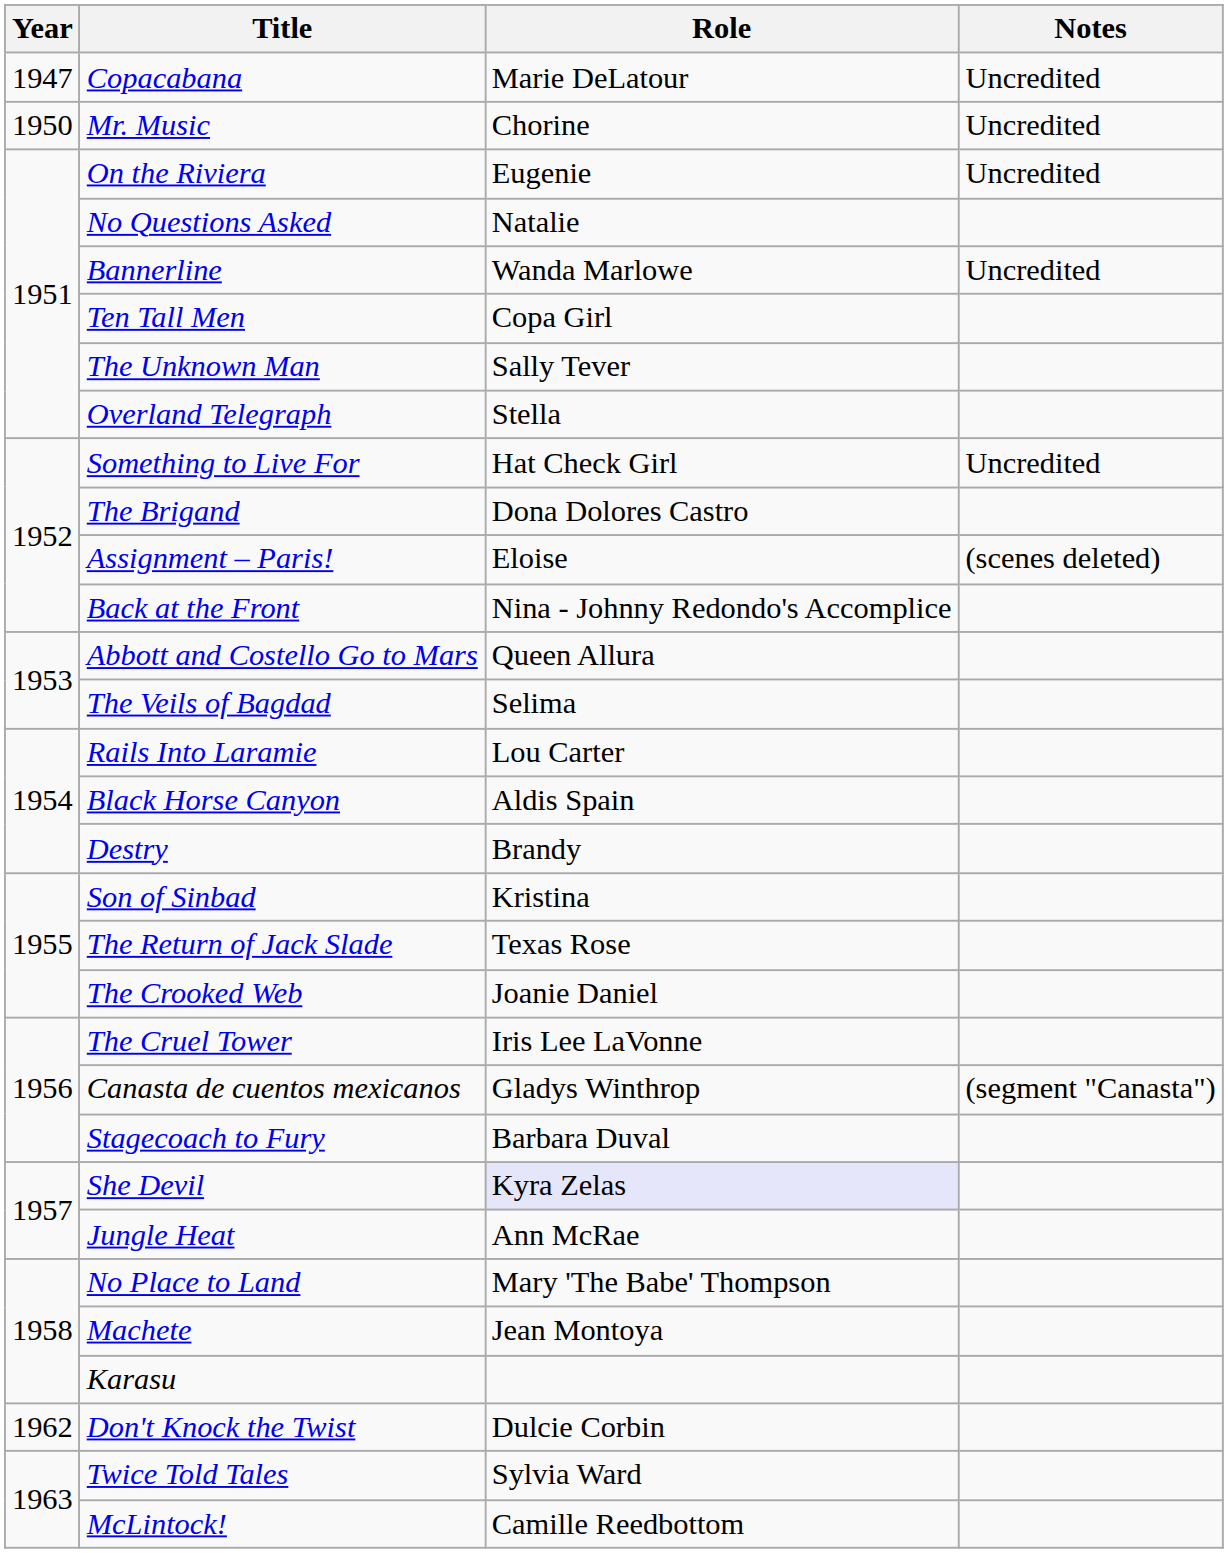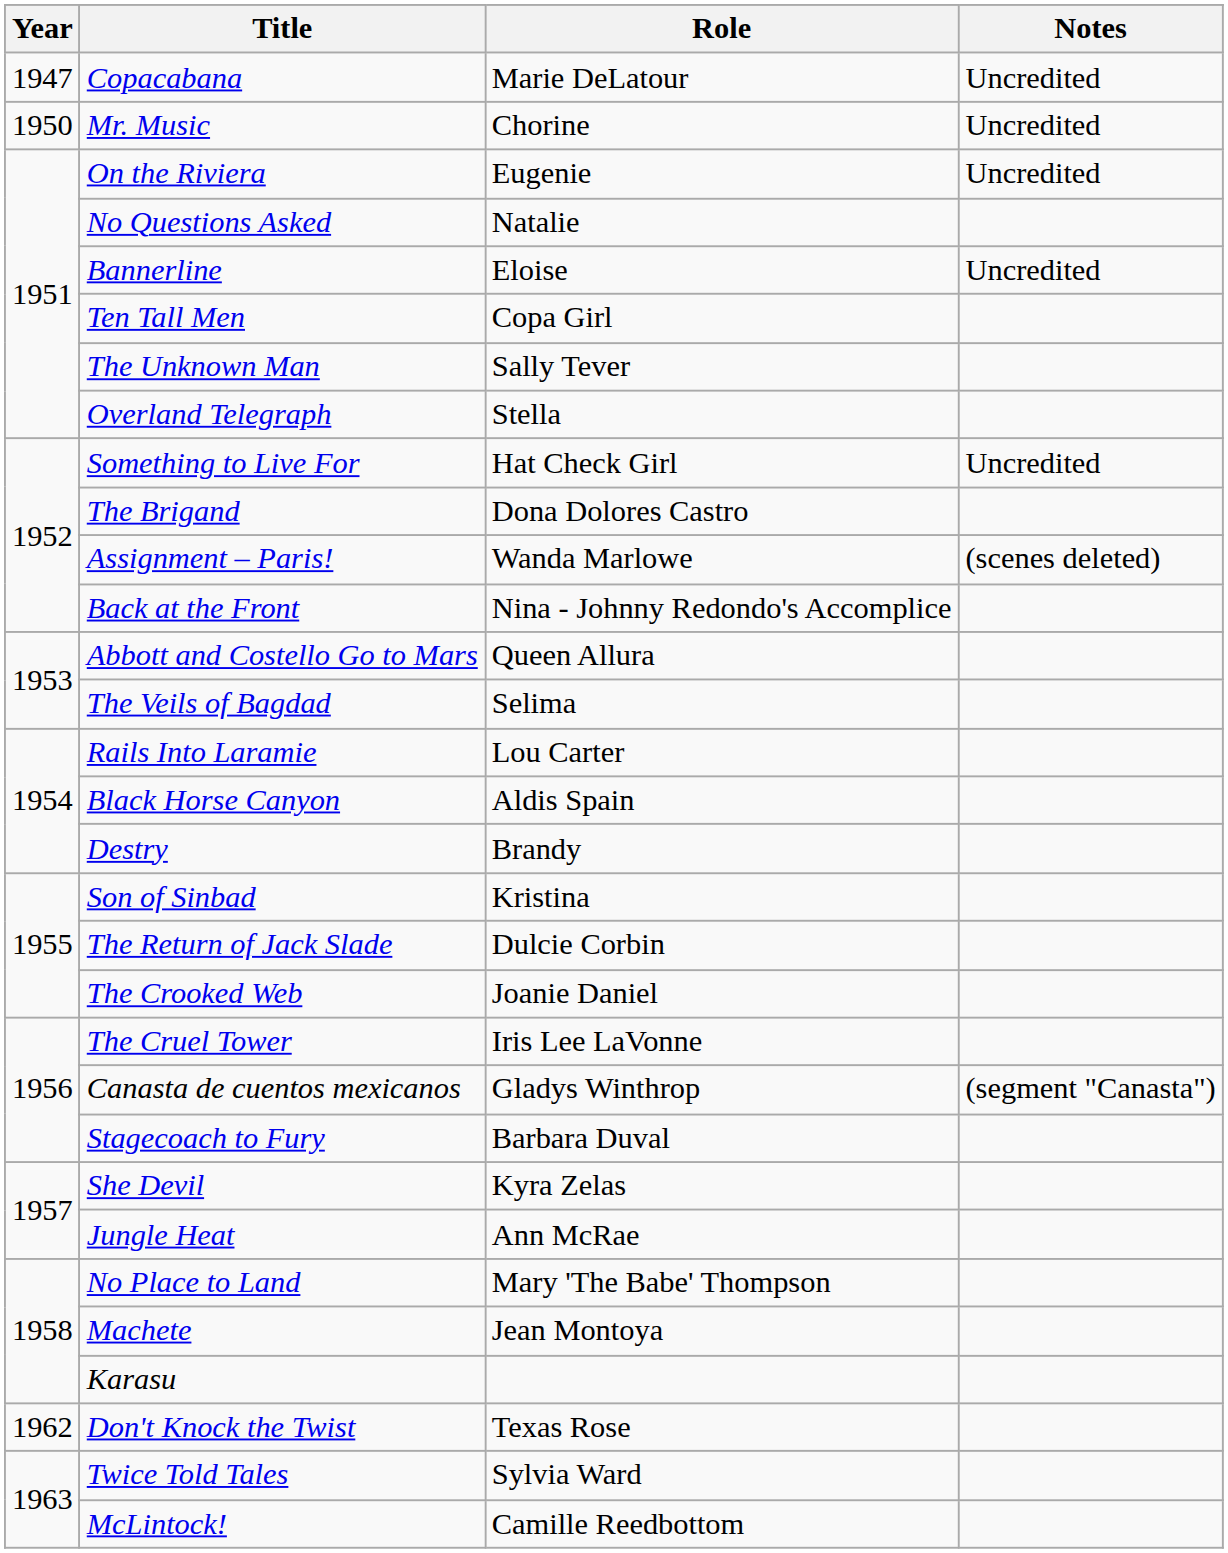(592, 269) Wanda Marlowe -> (530, 269) Eloise
(530, 558) Eloise -> (592, 558) Wanda Marlowe
(561, 944) Texas Rose -> (578, 944) Dulcie Corbin
(559, 1185) lavender background -> (559, 1185) no background
(578, 1426) Dulcie Corbin -> (561, 1426) Texas Rose
